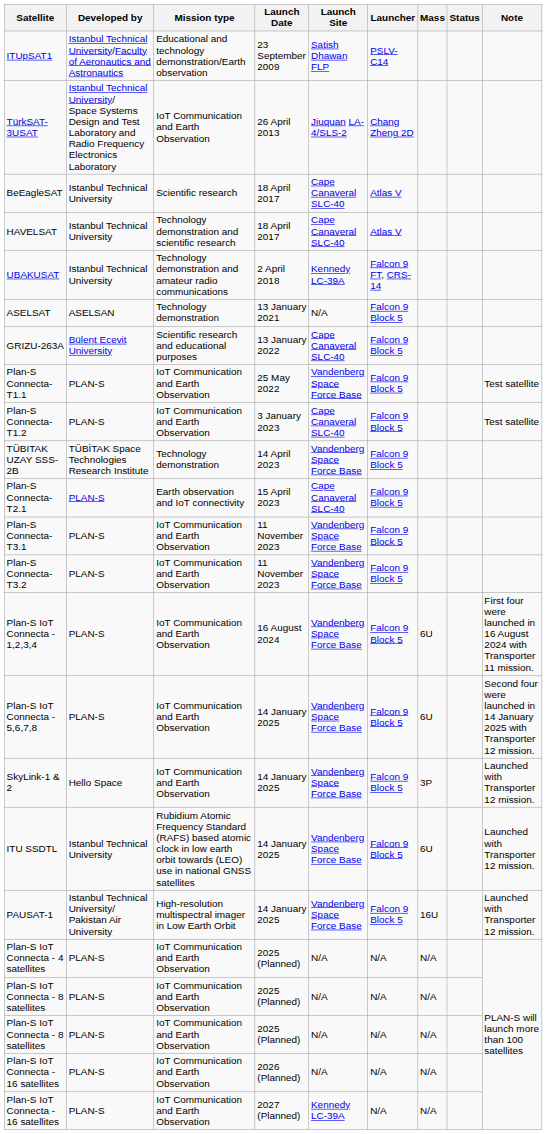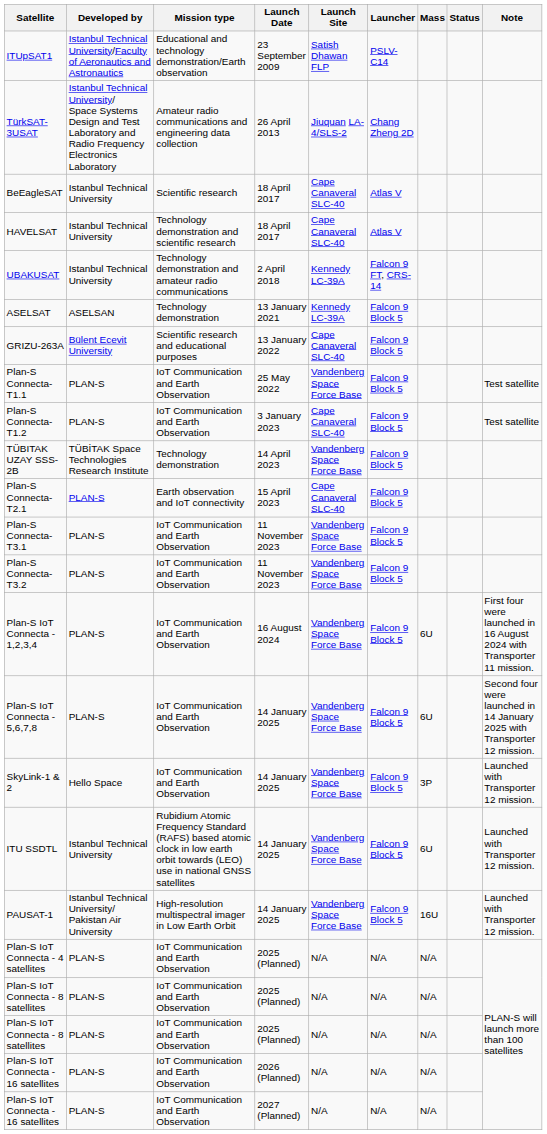(199, 127) IoT Communication and Earth Observation -> (202, 127) Amateur radio communications and engineering data collection
(319, 313) N/A -> (331, 313) Kennedy LC-39A
(331, 1110) Kennedy LC-39A -> (319, 1110) N/A
